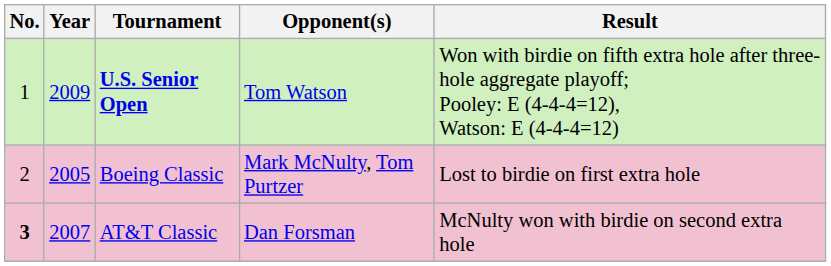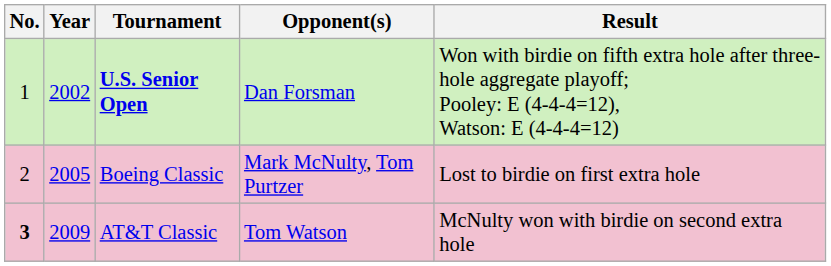(70, 91) 2009 -> (70, 91) 2002
(295, 91) Tom Watson -> (299, 91) Dan Forsman
(70, 232) 2007 -> (70, 232) 2009
(299, 232) Dan Forsman -> (295, 232) Tom Watson
